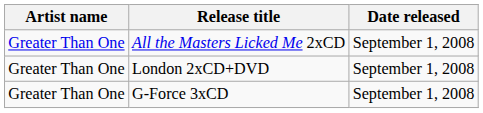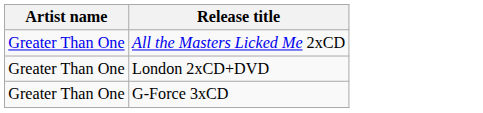- column: (413, 17)
